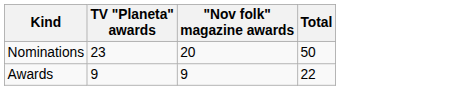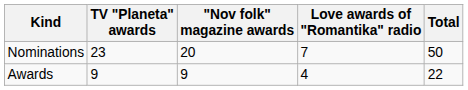+ column: (361, 23)
